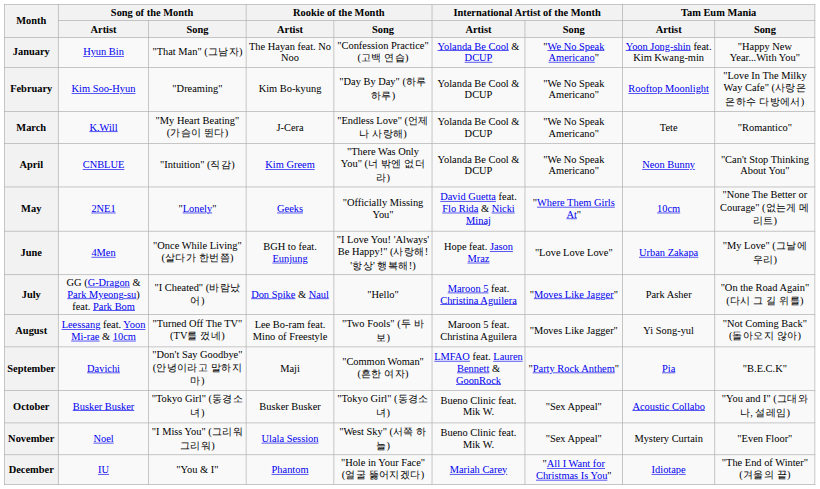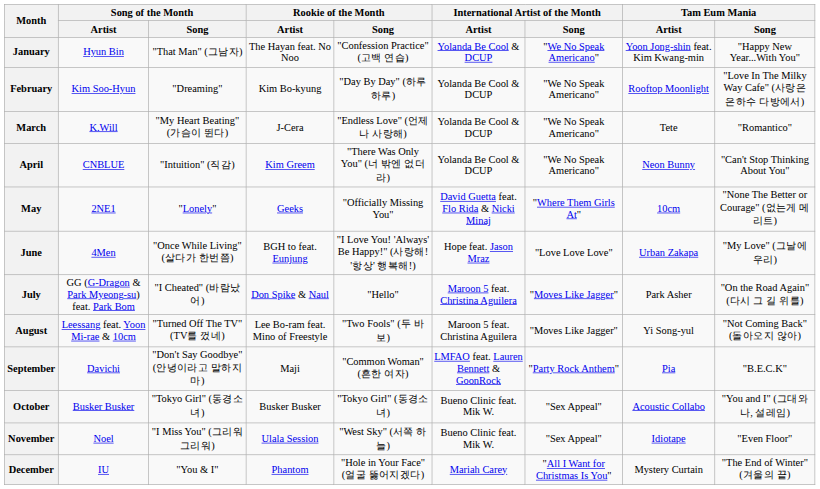(669, 438) Mystery Curtain -> (669, 438) Idiotape
(669, 469) Idiotape -> (669, 469) Mystery Curtain
